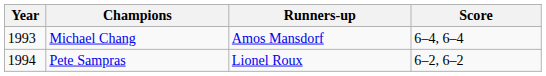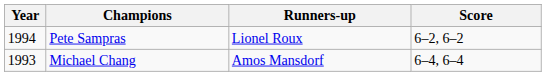rows swapped: (93, 37) <-> (88, 60)
